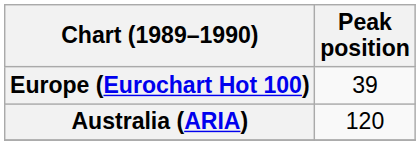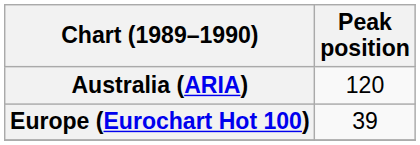rows swapped: (160, 121) <-> (160, 85)
